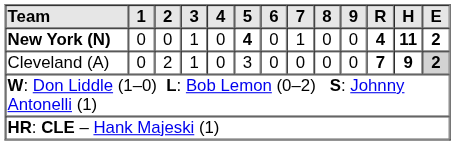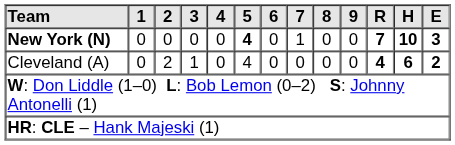(194, 39) 1 -> (194, 39) 0
(380, 39) 4 -> (380, 39) 7
(408, 39) 11 -> (408, 39) 10
(436, 39) 2 -> (436, 39) 3
(247, 62) 3 -> (247, 62) 4
(380, 62) 7 -> (380, 62) 4
(408, 62) 9 -> (408, 62) 6
(436, 62) lightgrey background -> (436, 62) no background
